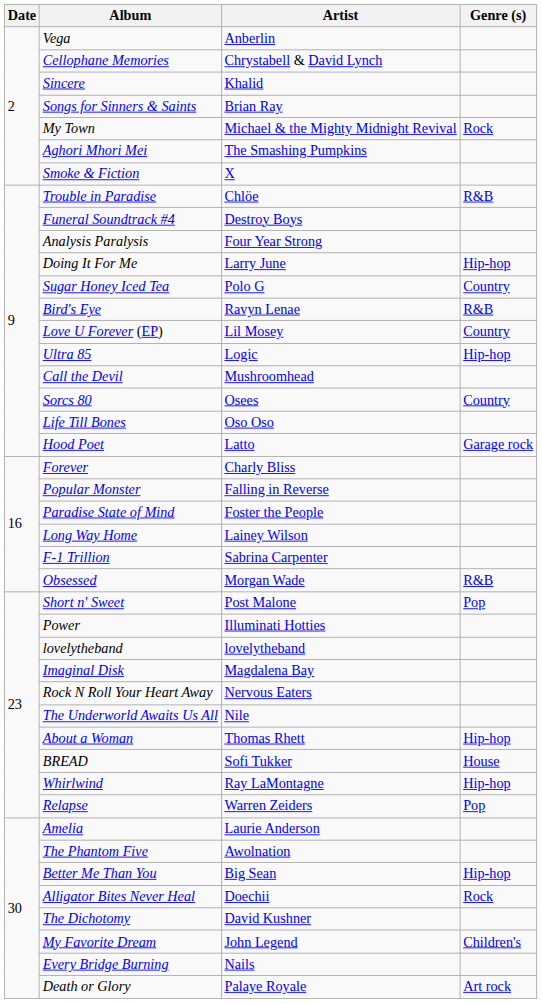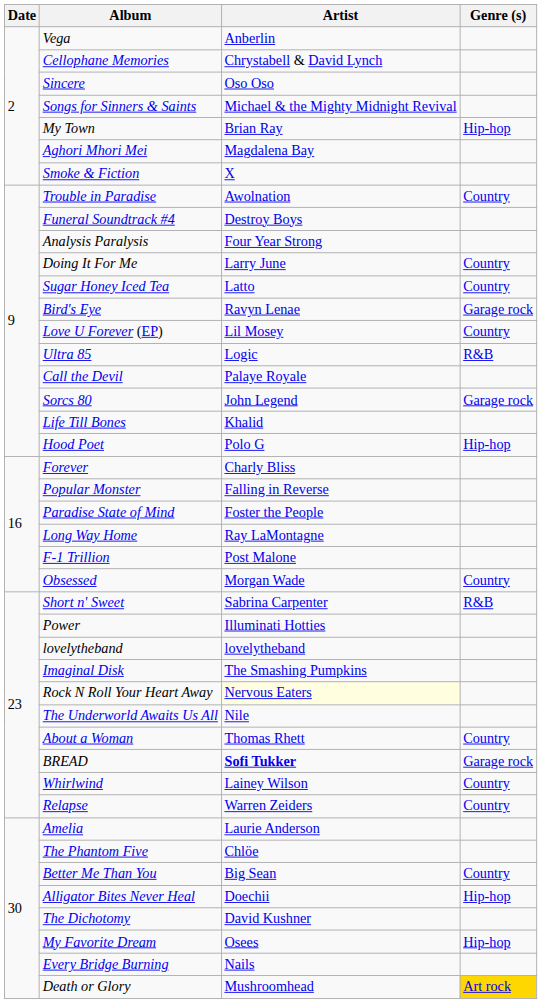(244, 83) Khalid -> (249, 83) Oso Oso
(254, 106) Brian Ray -> (341, 106) Michael & the Mighty Midnight Revival
(341, 128) Michael & the Mighty Midnight Revival -> (254, 128) Brian Ray
(478, 128) Rock -> (487, 128) Hip-hop
(296, 151) The Smashing Pumpkins -> (269, 151) Magdalena Bay
(241, 196) Chlöe -> (257, 196) Awolnation
(478, 196) R&B -> (487, 196) Country
(487, 264) Hip-hop -> (487, 264) Country
(244, 286) Polo G -> (239, 286) Latto
(478, 309) R&B -> (498, 309) Garage rock
(487, 354) Hip-hop -> (478, 354) R&B
(269, 377) Mushroomhead -> (265, 377) Palaye Royale
(241, 399) Osees -> (261, 399) John Legend
(487, 399) Country -> (498, 399) Garage rock
(249, 422) Oso Oso -> (244, 422) Khalid
(239, 444) Latto -> (244, 444) Polo G
(498, 444) Garage rock -> (487, 444) Hip-hop
(266, 535) Lainey Wilson -> (274, 535) Ray LaMontagne
(276, 557) Sabrina Carpenter -> (260, 557) Post Malone
(478, 580) R&B -> (487, 580) Country
(260, 602) Post Malone -> (276, 602) Sabrina Carpenter
(474, 602) Pop -> (478, 602) R&B
(269, 670) Magdalena Bay -> (296, 670) The Smashing Pumpkins
(268, 693) no background -> (268, 693) lightyellow background
(487, 738) Hip-hop -> (487, 738) Country
(258, 761) normal -> (260, 761) bold
(481, 761) House -> (498, 761) Garage rock
(274, 783) Ray LaMontagne -> (266, 783) Lainey Wilson
(487, 783) Hip-hop -> (487, 783) Country
(474, 806) Pop -> (487, 806) Country
(257, 851) Awolnation -> (241, 851) Chlöe
(487, 873) Hip-hop -> (487, 873) Country
(478, 896) Rock -> (487, 896) Hip-hop
(261, 941) John Legend -> (241, 941) Osees
(492, 941) Children's -> (487, 941) Hip-hop
(265, 986) Palaye Royale -> (269, 986) Mushroomhead
(487, 986) no background -> (487, 986) gold background
